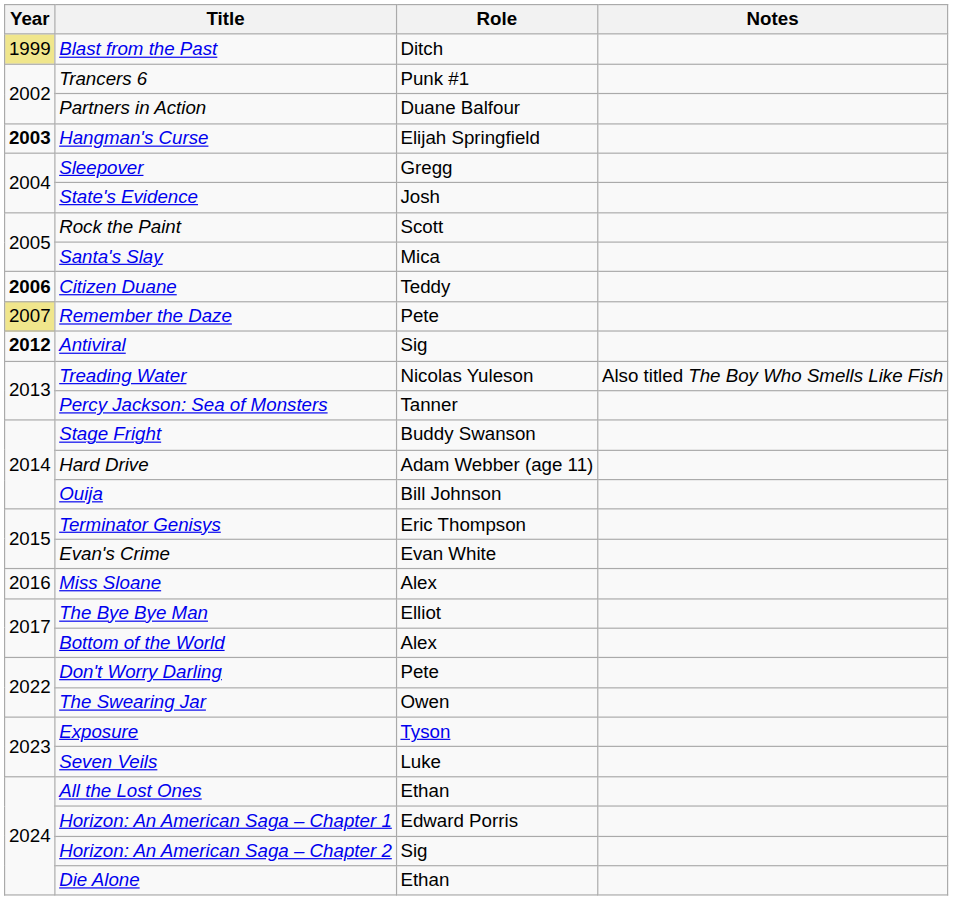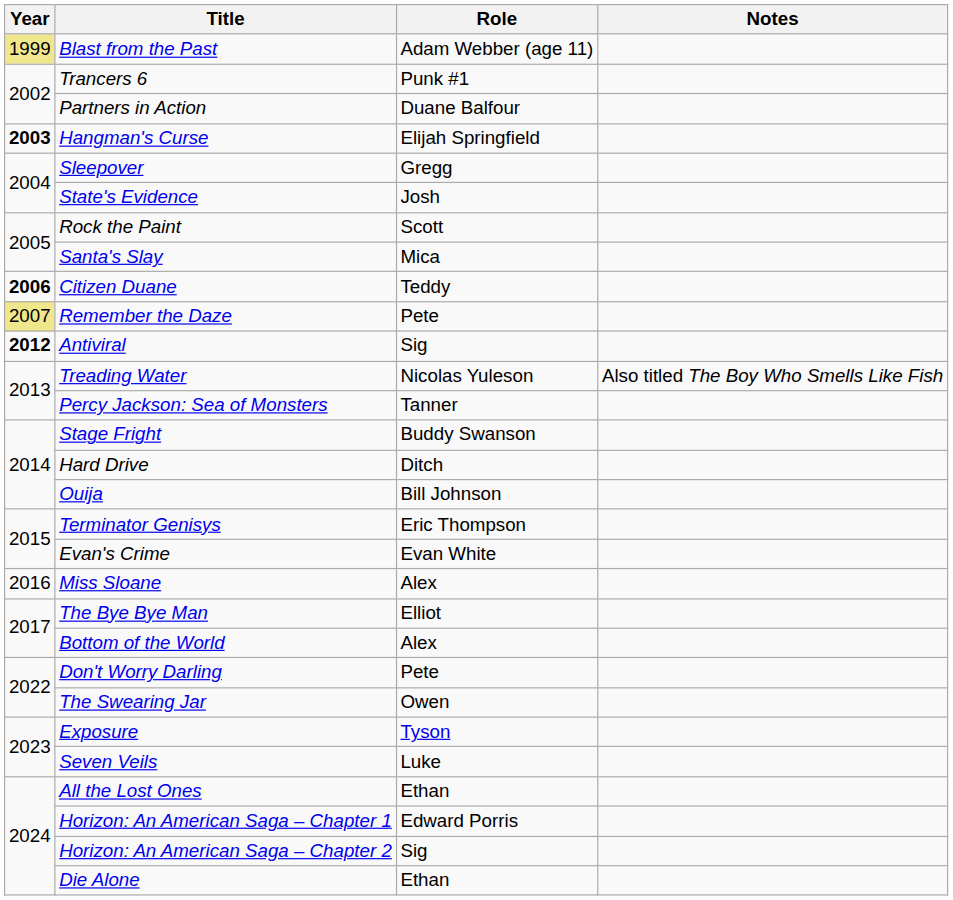(422, 49) Ditch -> (497, 49) Adam Webber (age 11)
(497, 464) Adam Webber (age 11) -> (422, 464) Ditch
